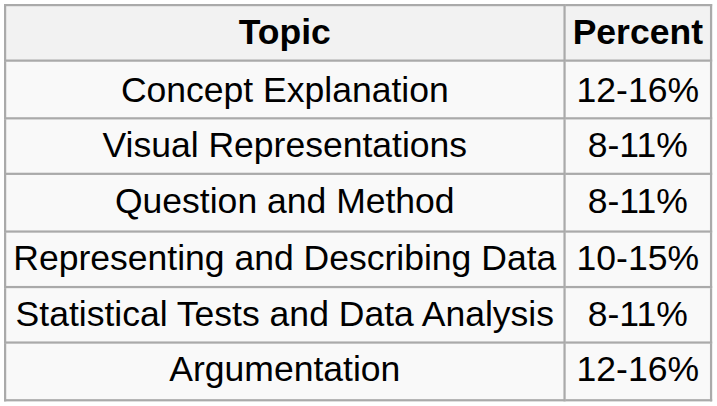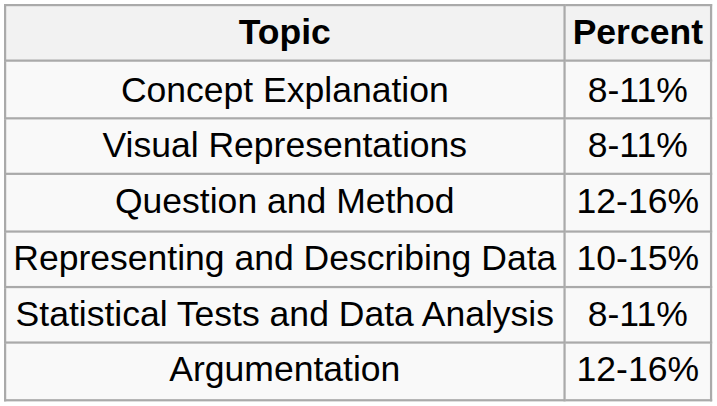(638, 88) 12-16% -> (638, 88) 8-11%
(638, 201) 8-11% -> (638, 201) 12-16%
